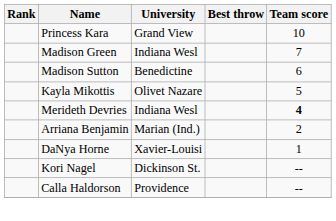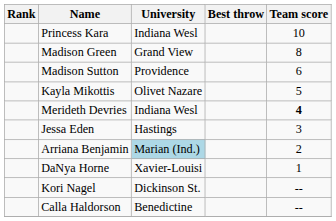(164, 33) Grand View -> (166, 33) Indiana Wesl
(166, 52) Indiana Wesl -> (164, 52) Grand View
(299, 52) 7 -> (299, 52) 8
(163, 71) Benedictine -> (162, 71) Providence
+ row: (68, 129)
(167, 129) no background -> (167, 149) lightblue background
(162, 187) Providence -> (163, 206) Benedictine
